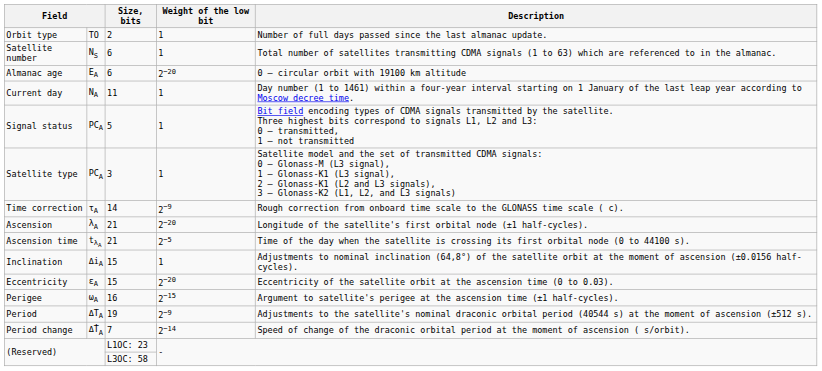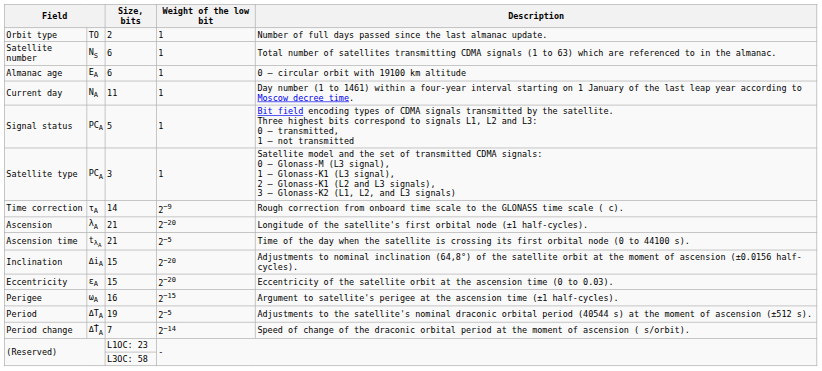(167, 73) 2−20 -> (161, 73) 1
(161, 262) 1 -> (167, 262) 2−20
(165, 314) 2−9 -> (165, 314) 2−5
